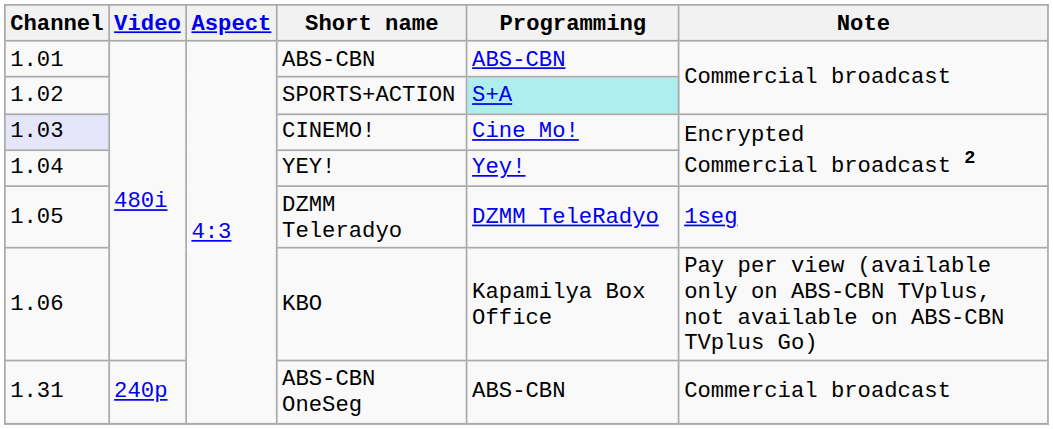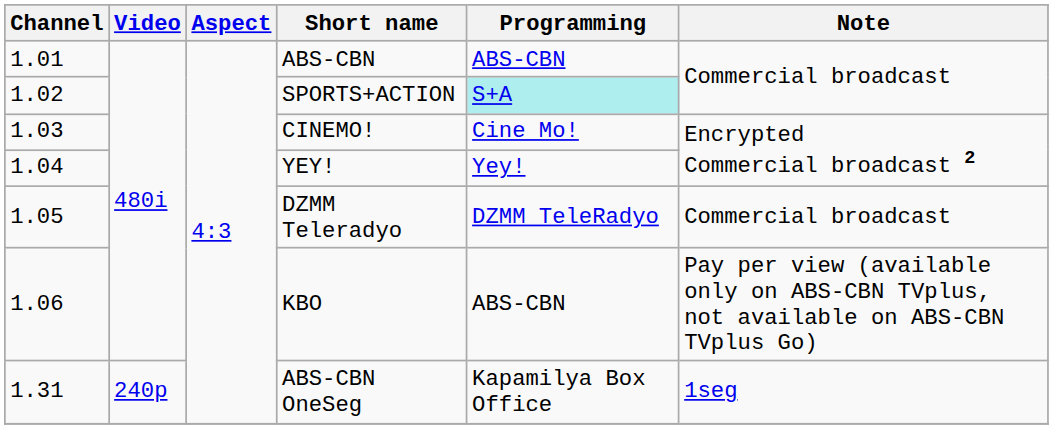(37, 132) lavender background -> (37, 132) no background
(711, 217) 1seg -> (818, 217) Commercial broadcast
(559, 304) Kapamilya Box Office -> (519, 304) ABS-CBN
(519, 392) ABS-CBN -> (559, 392) Kapamilya Box Office
(818, 392) Commercial broadcast -> (711, 392) 1seg
